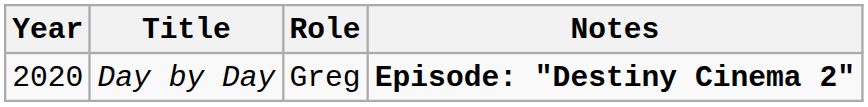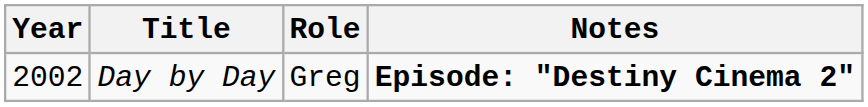(48, 78) 2020 -> (48, 78) 2002
